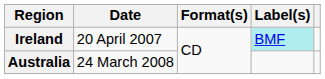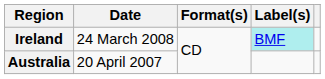(119, 39) 20 April 2007 -> (125, 39) 24 March 2008
(125, 62) 24 March 2008 -> (119, 62) 20 April 2007
